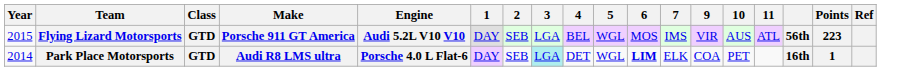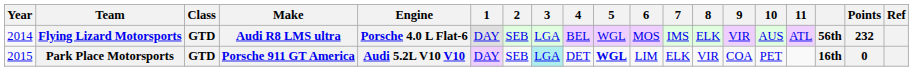+ column: (708, 15)
(20, 35) 2015 -> (20, 35) 2014
(288, 35) Porsche 911 GT America -> (288, 35) Audi R8 LMS ultra
(414, 35) Audi 5.2L V10 V10 -> (414, 35) Porsche 4.0 L Flat-6
(832, 35) 223 -> (864, 35) 232
(20, 56) 2014 -> (20, 56) 2015
(288, 56) Audi R8 LMS ultra -> (288, 56) Porsche 911 GT America
(414, 56) Porsche 4.0 L Flat-6 -> (414, 56) Audi 5.2L V10 V10
(610, 56) normal -> (611, 56) bold
(644, 56) bold -> (646, 56) normal
(832, 56) 1 -> (864, 56) 0
